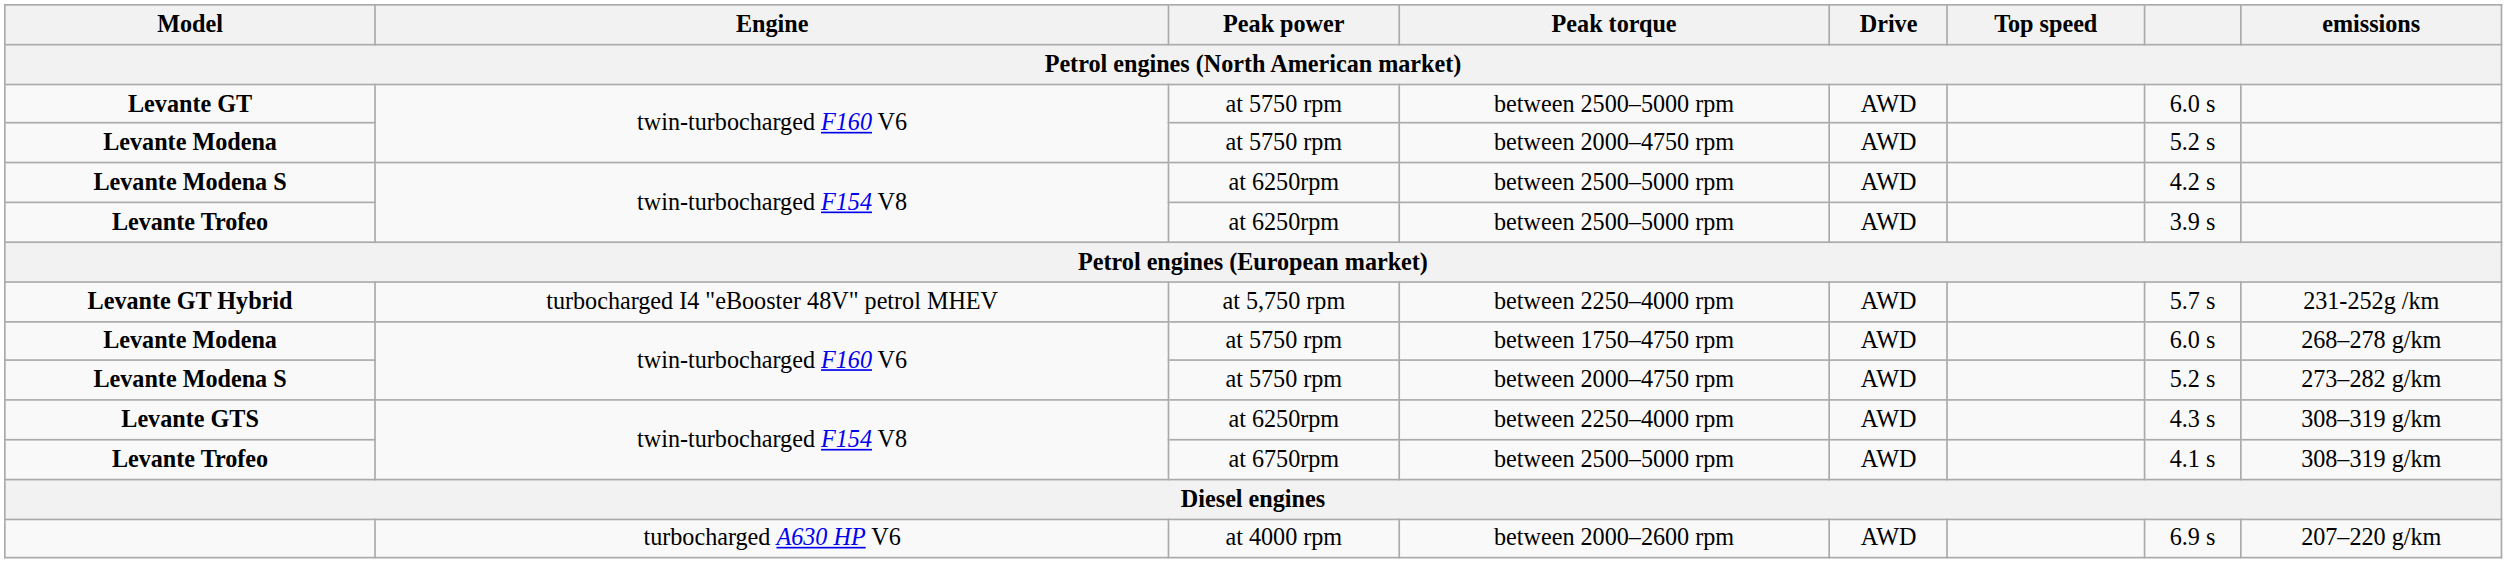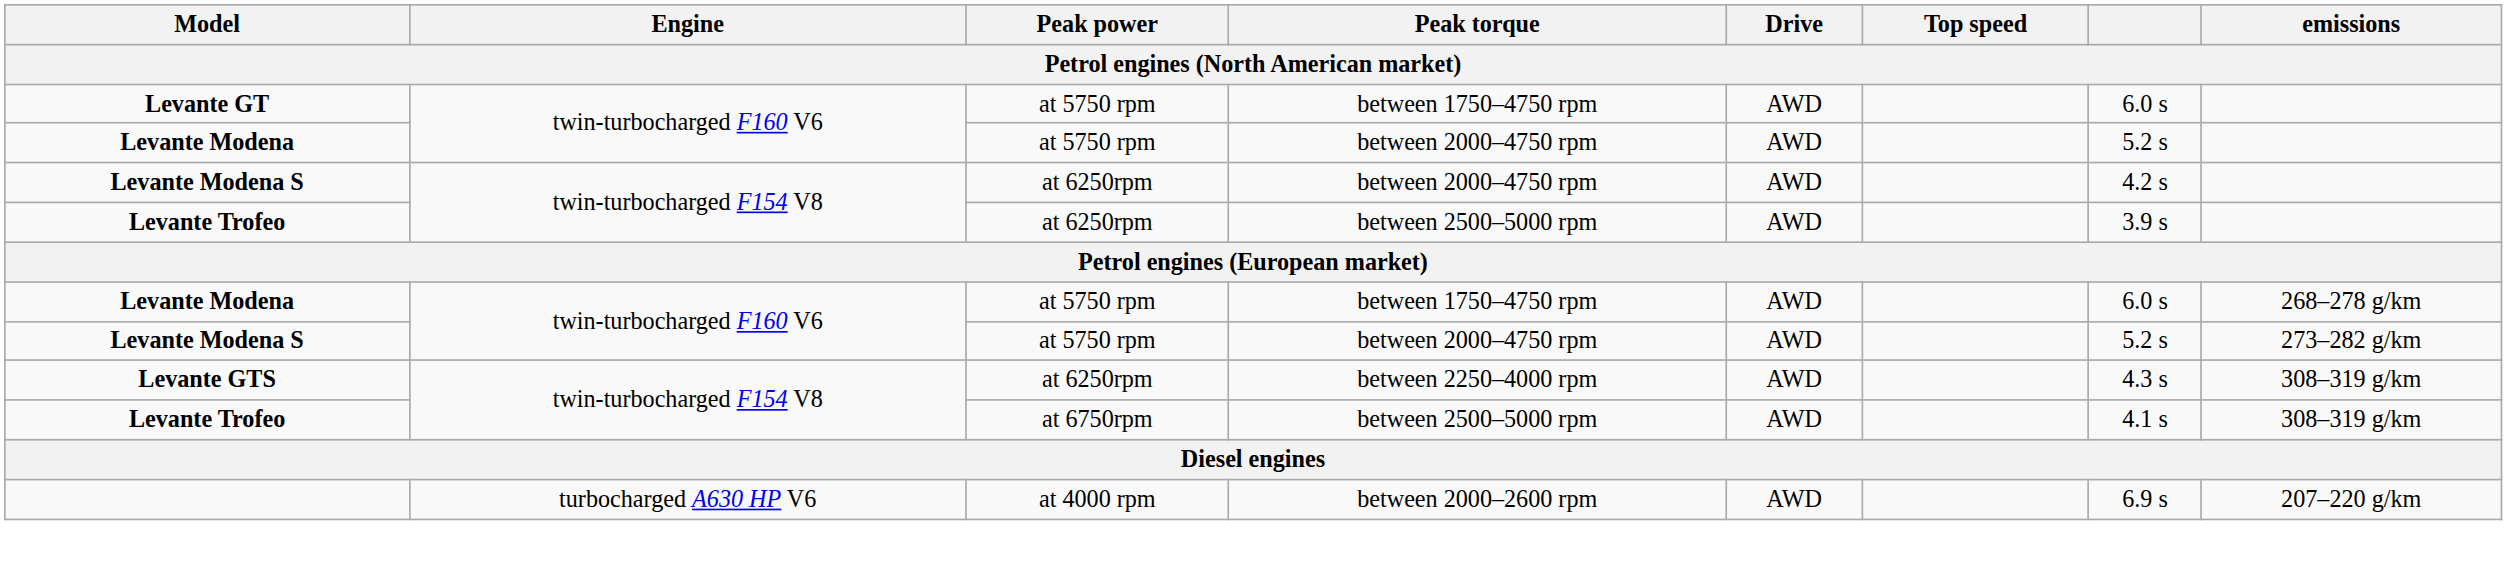(1614, 102) between 2500–5000 rpm -> (1477, 102) between 1750–4750 rpm
(1614, 181) between 2500–5000 rpm -> (1477, 181) between 2000–4750 rpm
- row: (190, 300)
